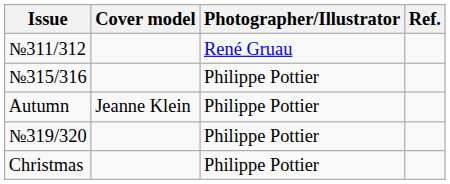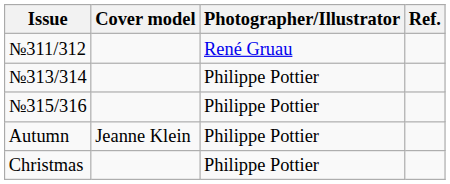+ row: (48, 77)
- row: (48, 135)
